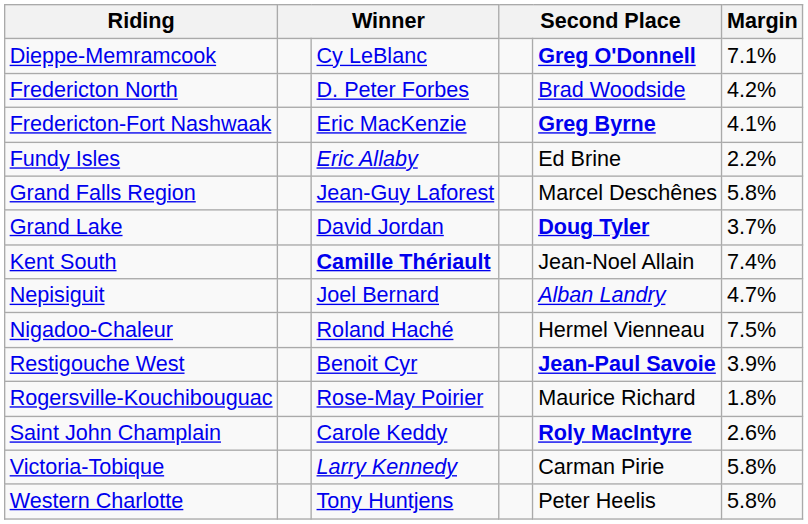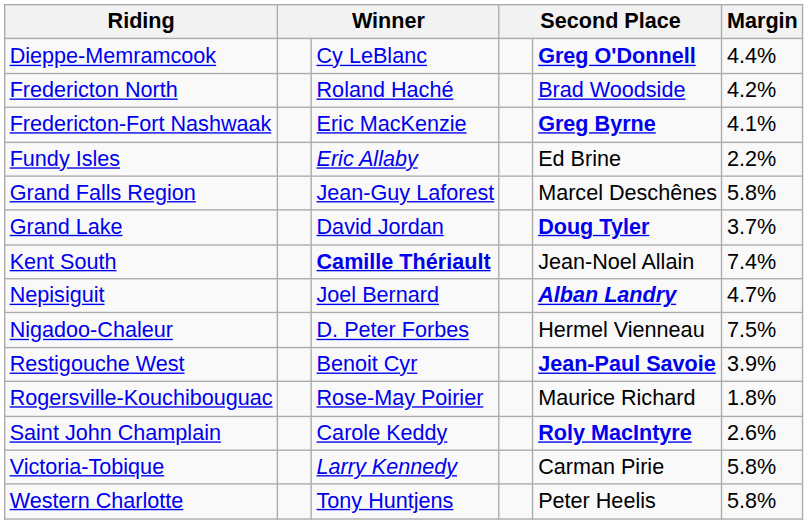(752, 55) 7.1% -> (752, 55) 4.4%
(393, 90) D. Peter Forbes -> (385, 90) Roland Haché
(602, 295) normal -> (607, 295) bold
(385, 329) Roland Haché -> (393, 329) D. Peter Forbes
